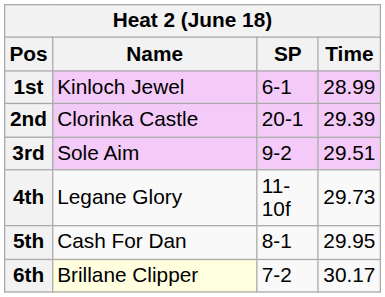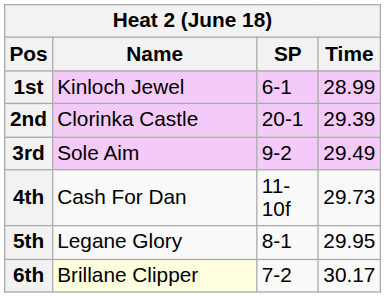(349, 152) 29.51 -> (349, 152) 29.49
(120, 197) Legane Glory -> (122, 197) Cash For Dan
(122, 242) Cash For Dan -> (120, 242) Legane Glory
